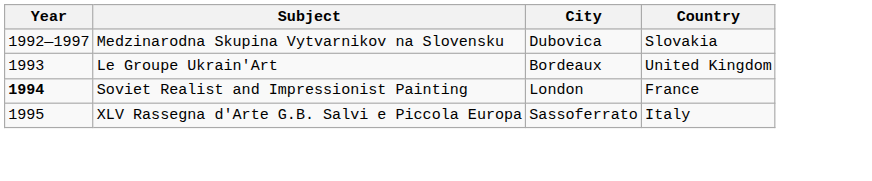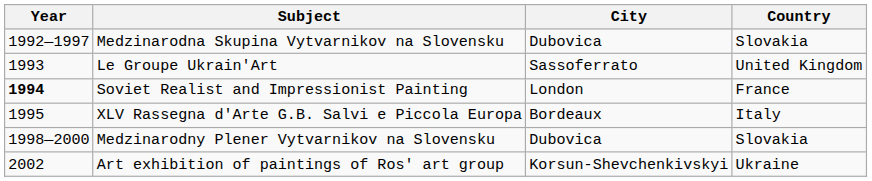(566, 66) Bordeaux -> (584, 66) Sassoferrato
(584, 115) Sassoferrato -> (566, 115) Bordeaux
+ row: (296, 140)
+ row: (300, 164)
